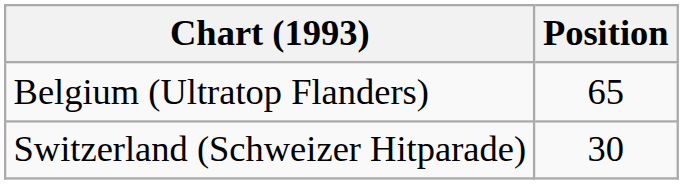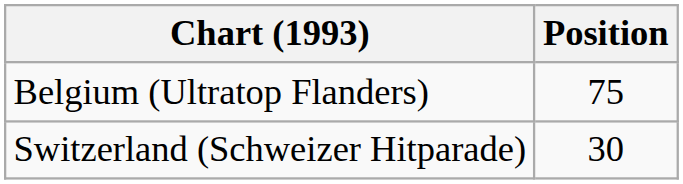(606, 91) 65 -> (606, 91) 75
